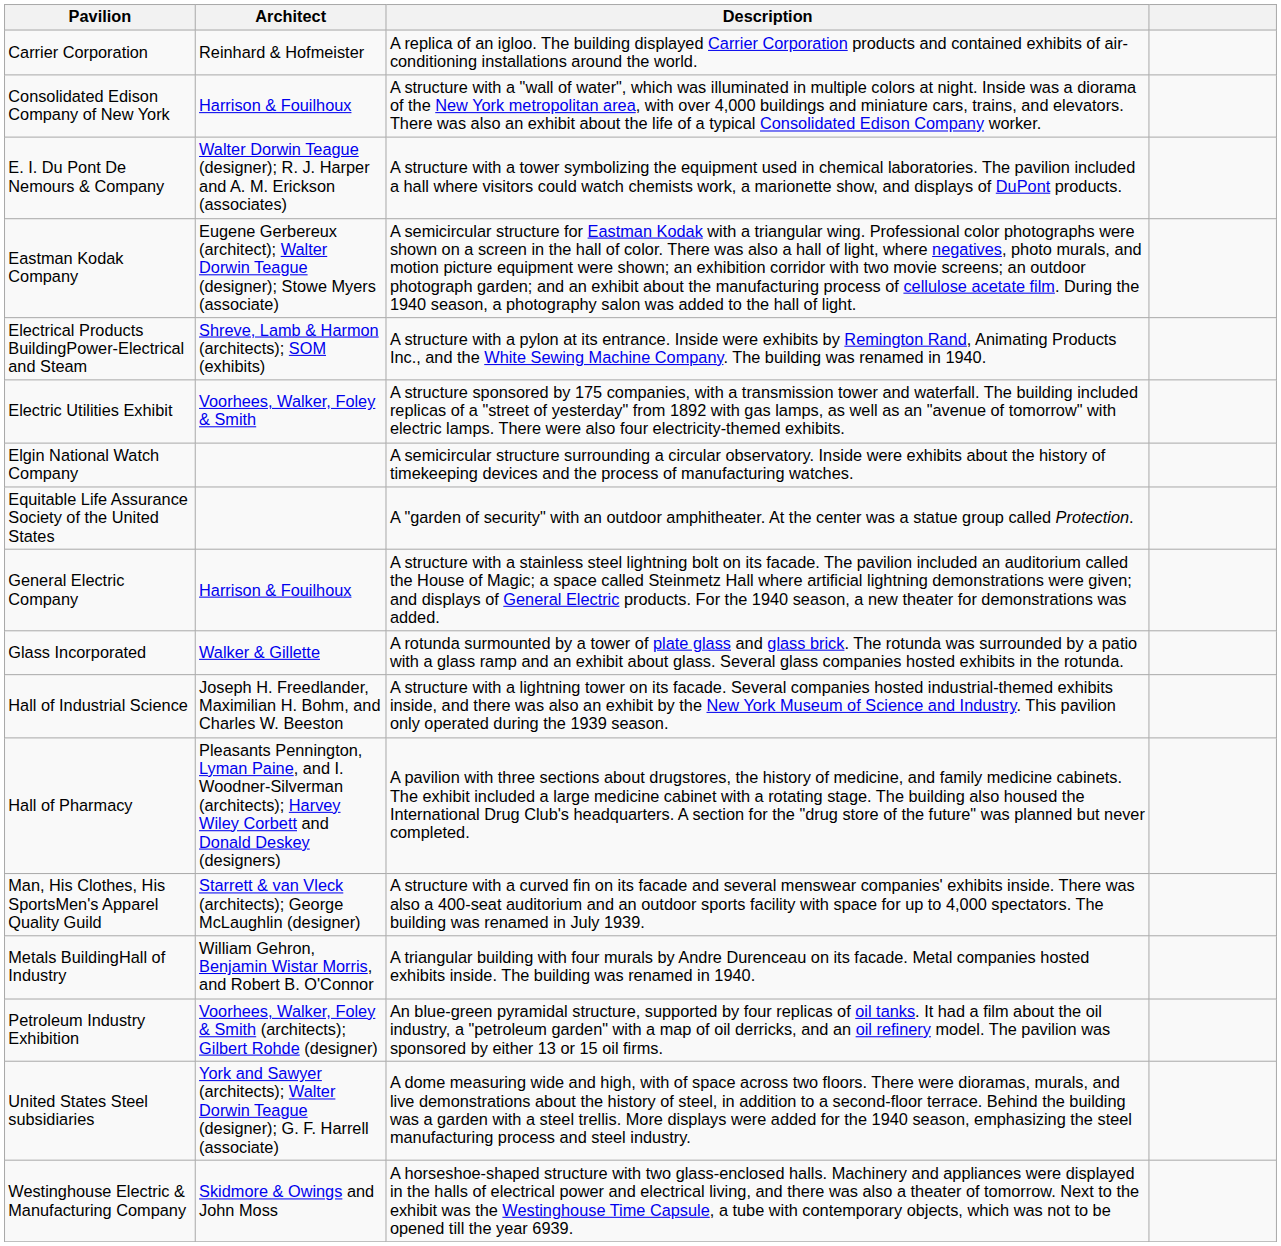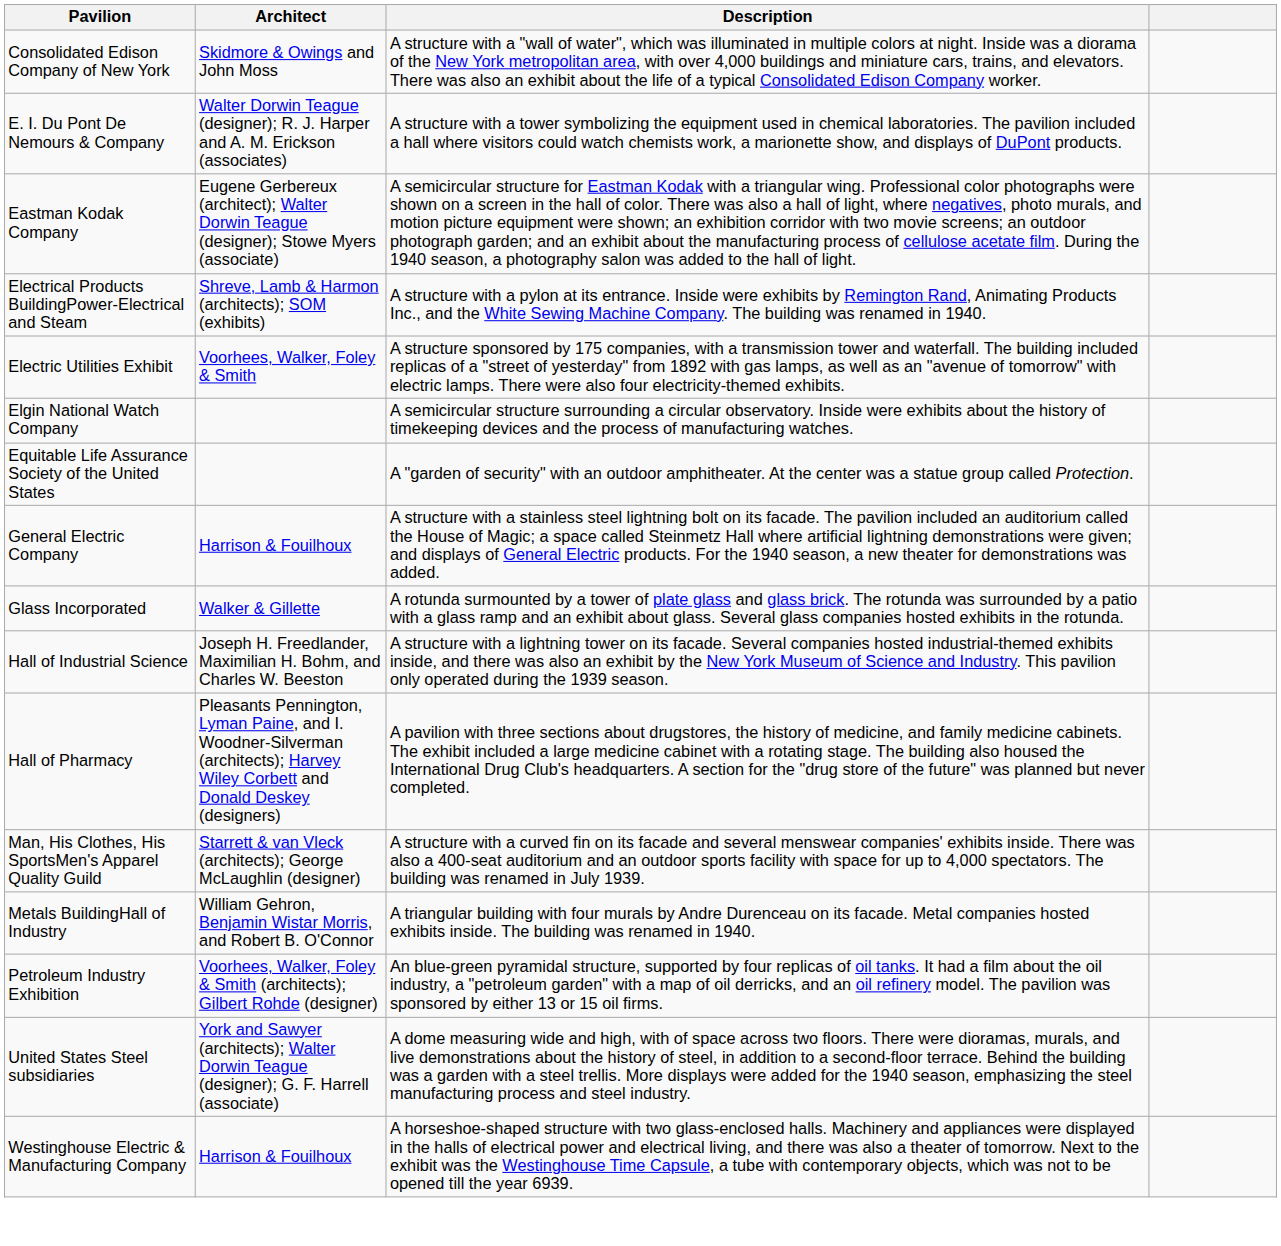- row: (78, 52)
(275, 105) Harrison & Fouilhoux -> (287, 61) Skidmore & Owings and John Moss
(287, 1201) Skidmore & Owings and John Moss -> (275, 1156) Harrison & Fouilhoux
